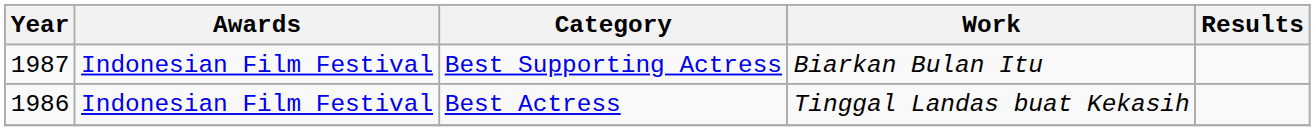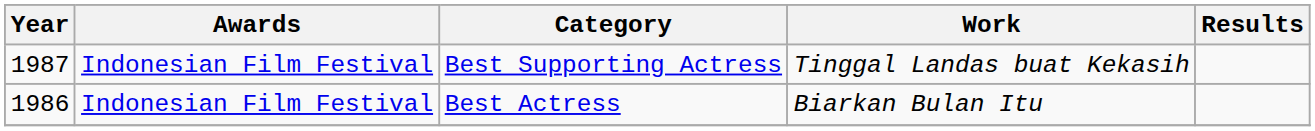(918, 65) Biarkan Bulan Itu -> (992, 65) Tinggal Landas buat Kekasih
(992, 105) Tinggal Landas buat Kekasih -> (918, 105) Biarkan Bulan Itu
